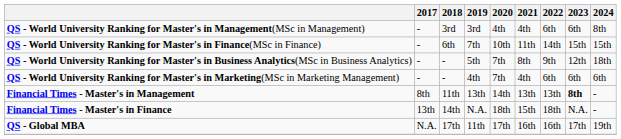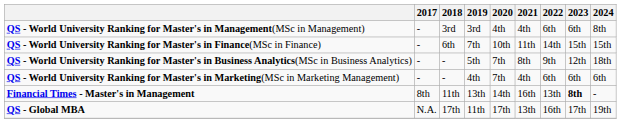(527, 93) 13th -> (527, 93) 16th
- row: (89, 110)
(527, 126) 16th -> (527, 110) 13th
